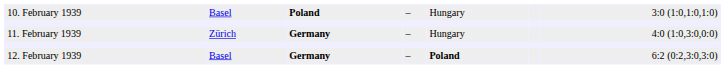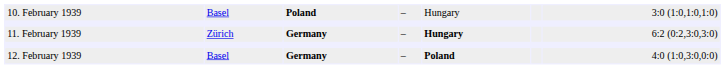(447, 34) normal -> (444, 34) bold
(685, 34) 4:0 (1:0,3:0,0:0) -> (685, 34) 6:2 (0:2,3:0,3:0)
(685, 55) 6:2 (0:2,3:0,3:0) -> (685, 55) 4:0 (1:0,3:0,0:0)
